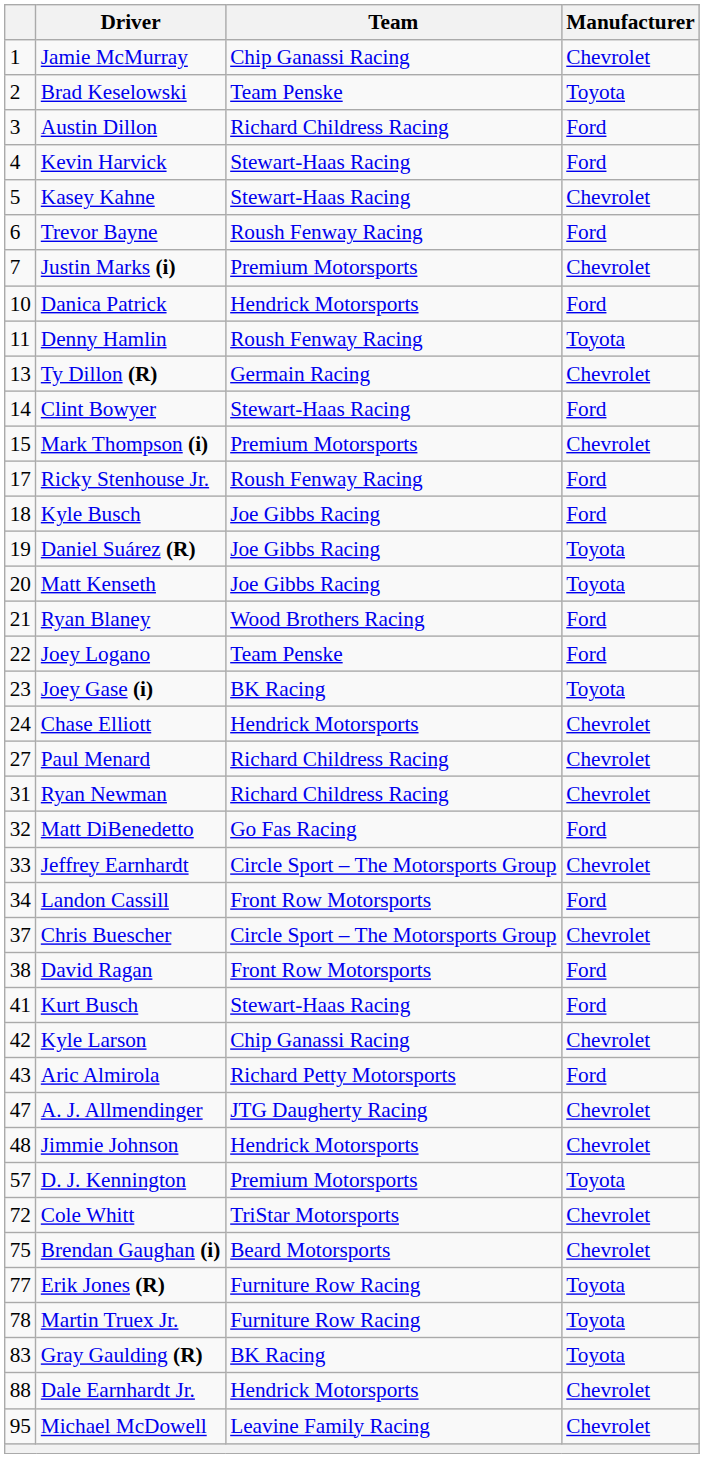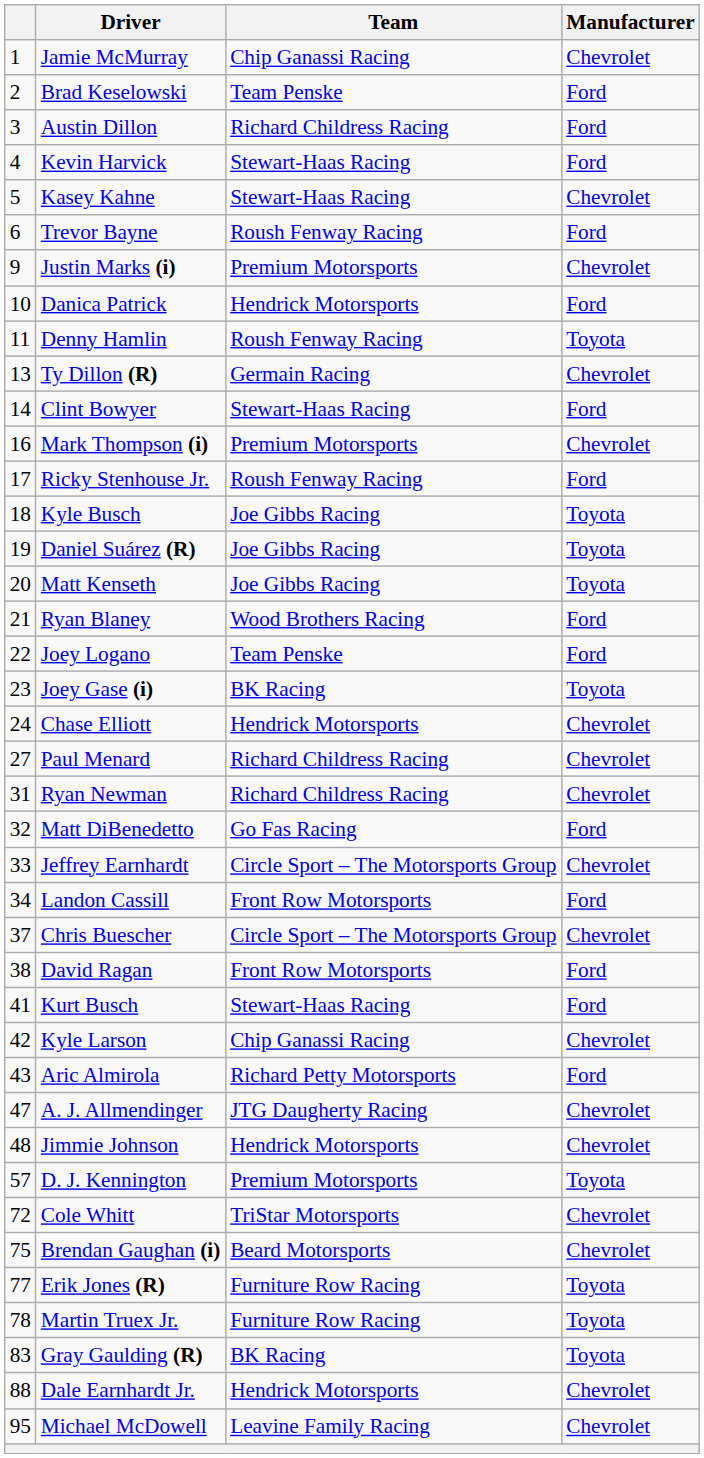(596, 92) Toyota -> (586, 92) Ford
(15, 267) 7 -> (15, 267) 9
(20, 443) 15 -> (20, 443) 16
(586, 513) Ford -> (596, 513) Toyota
